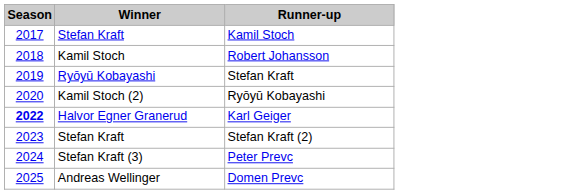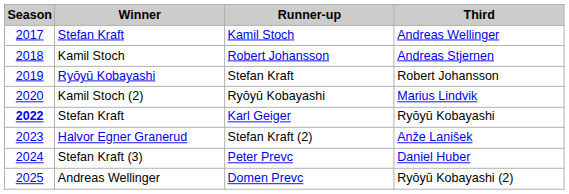+ column: (479, 14)
(123, 116) Halvor Egner Granerud -> (91, 116) Stefan Kraft
(91, 137) Stefan Kraft -> (123, 137) Halvor Egner Granerud
